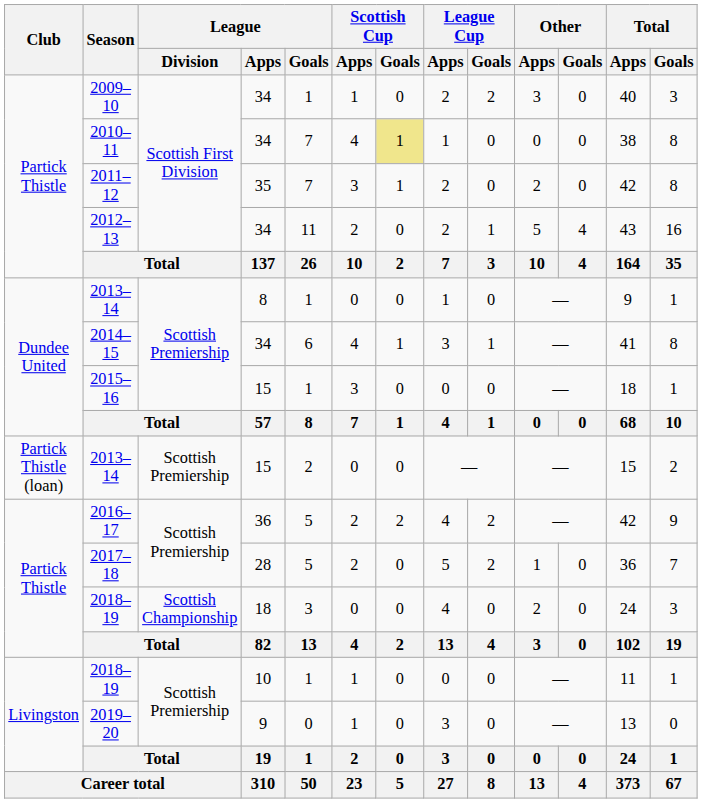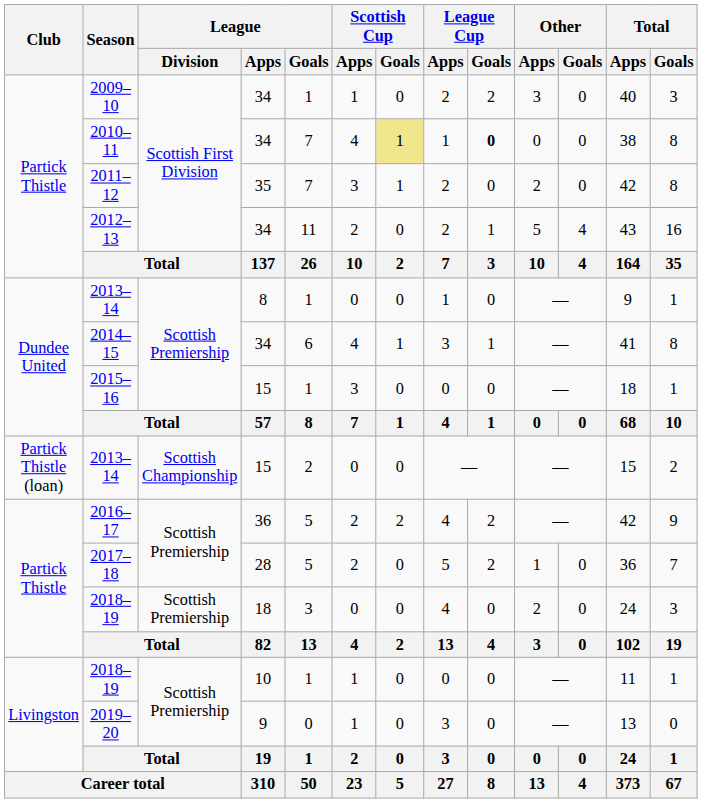(491, 140) normal -> (491, 140) bold
(190, 467) Scottish Premiership -> (190, 467) Scottish Championship
(190, 609) Scottish Championship -> (190, 609) Scottish Premiership
